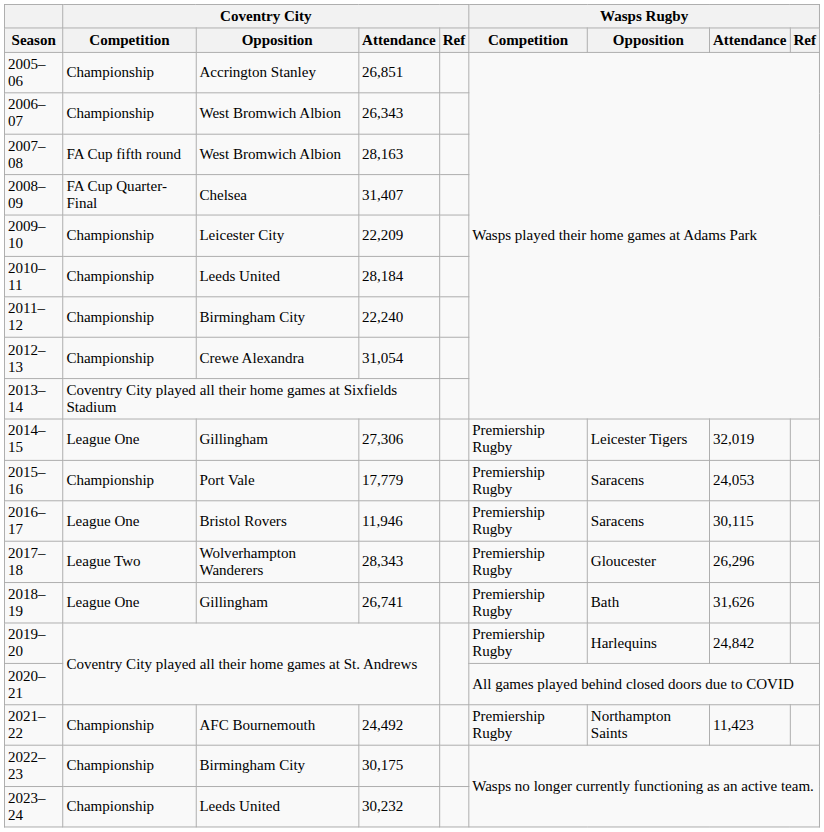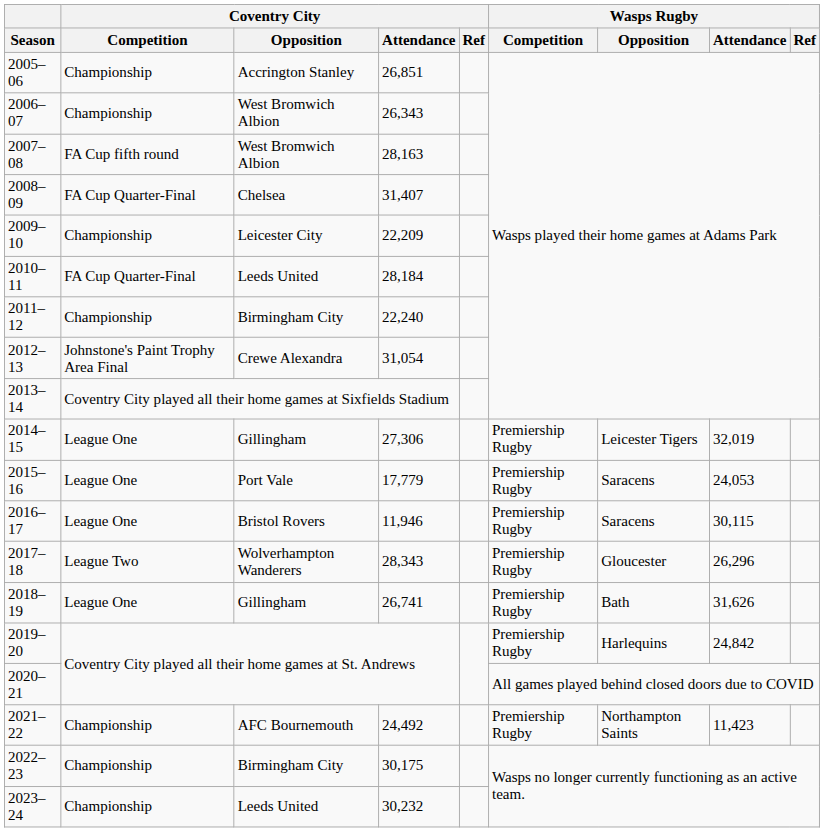(110, 276) Championship -> (130, 276) FA Cup Quarter-Final
(110, 357) Championship -> (140, 357) Johnstone's Paint Trophy Area Final
(110, 480) Championship -> (101, 480) League One
